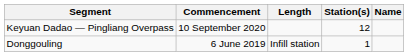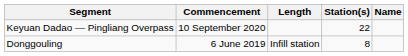(364, 28) 12 -> (364, 28) 22
(367, 43) 1 -> (367, 43) 8
